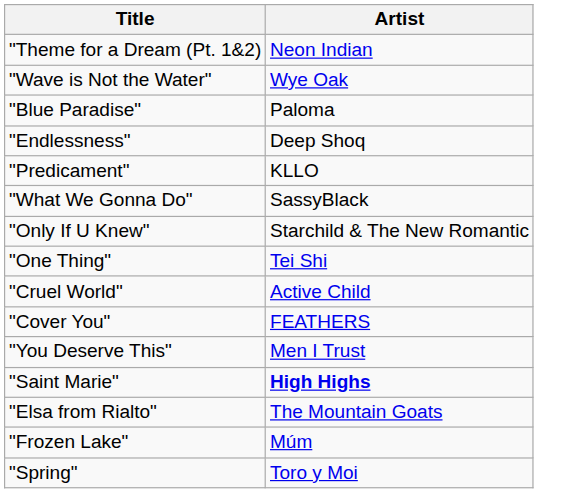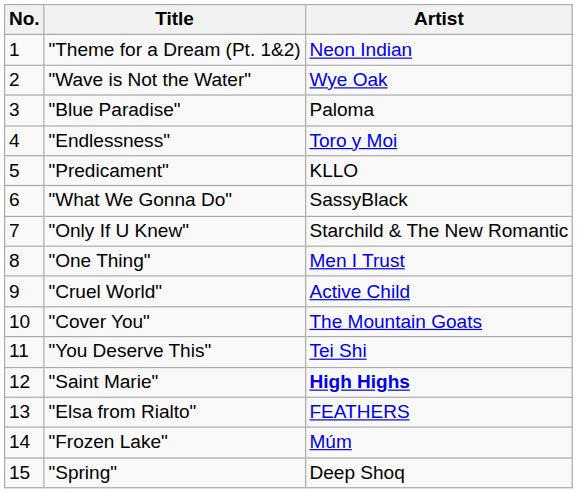+ column: (24, 19)
(318, 140) Deep Shoq -> (353, 140) Toro y Moi
(299, 261) Tei Shi -> (357, 261) Men I Trust
(320, 321) FEATHERS -> (396, 321) The Mountain Goats
(318, 351) Men I Trust -> (338, 351) Tei Shi
(356, 412) The Mountain Goats -> (360, 412) FEATHERS
(314, 472) Toro y Moi -> (357, 472) Deep Shoq
